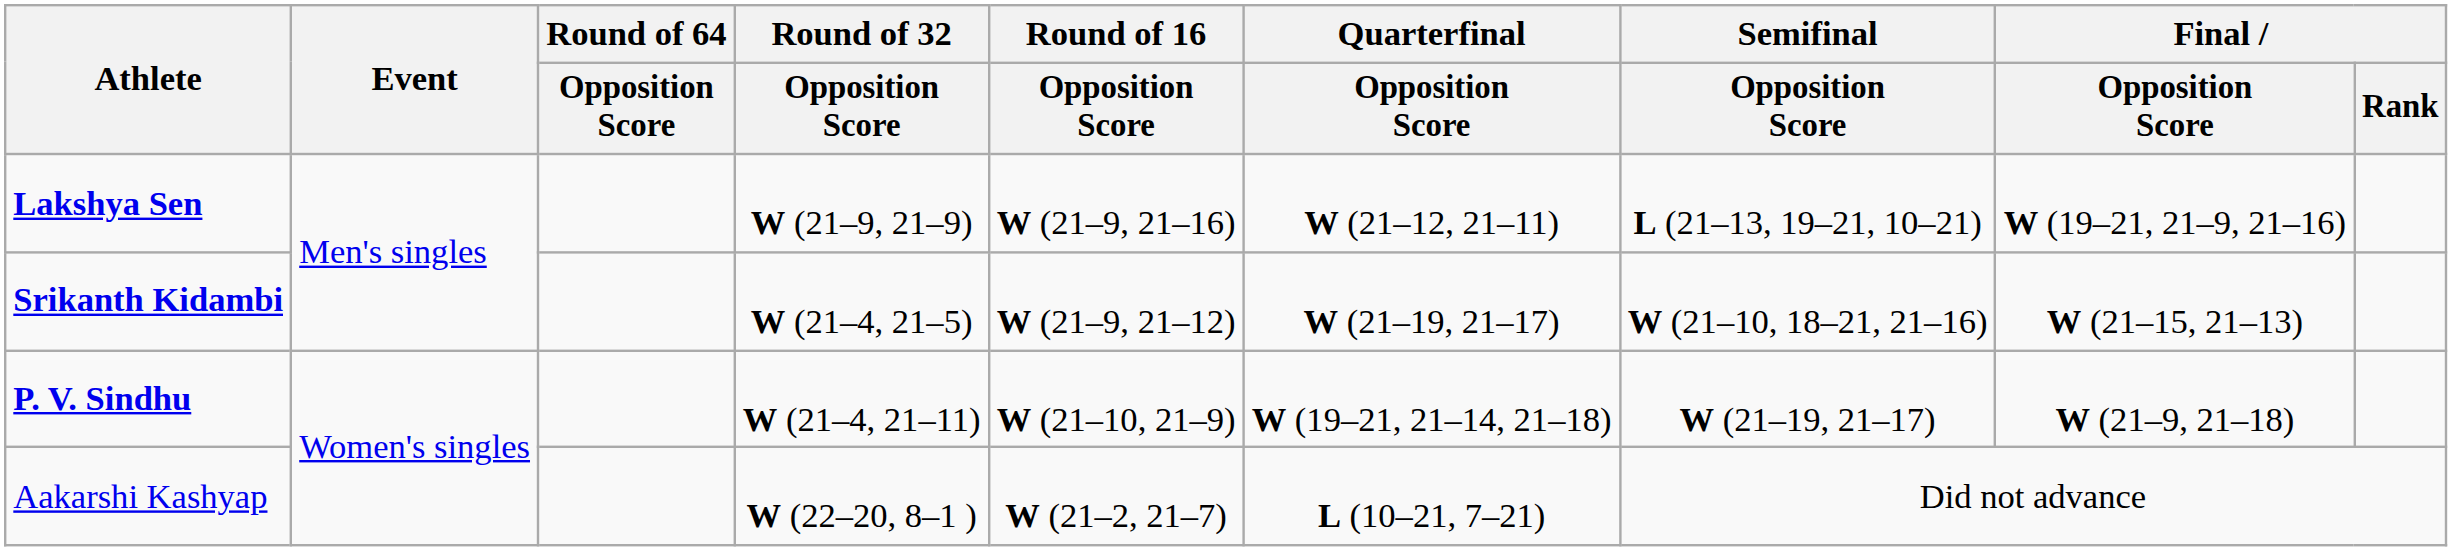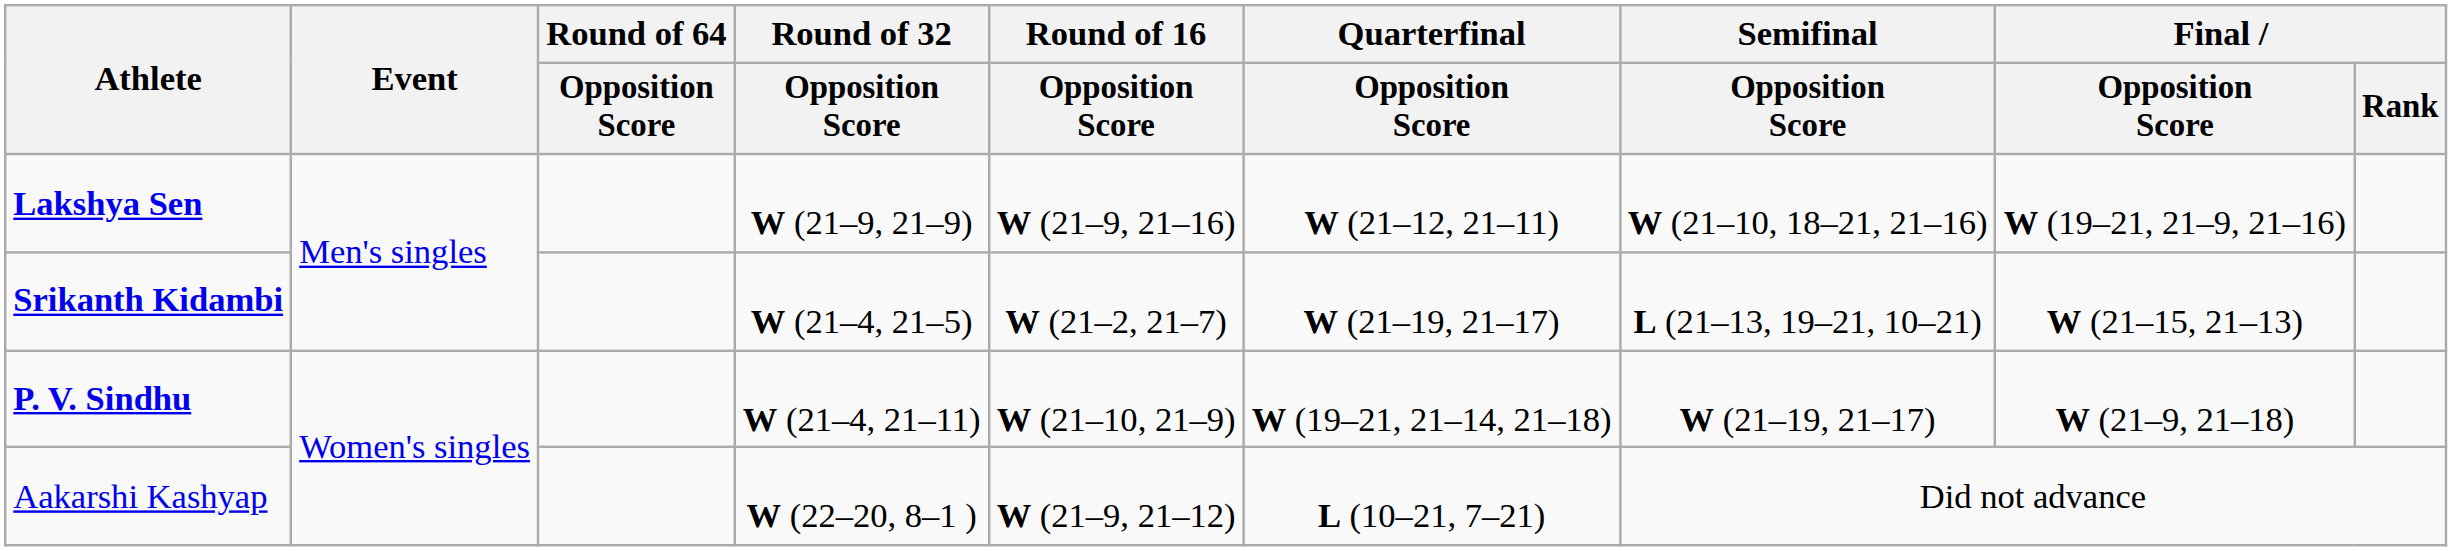(1808, 223) L (21–13, 19–21, 10–21) -> (1808, 223) W (21–10, 18–21, 21–16)
(1116, 321) W (21–9, 21–12) -> (1116, 321) W (21–2, 21–7)
(1808, 321) W (21–10, 18–21, 21–16) -> (1808, 321) L (21–13, 19–21, 10–21)
(1116, 516) W (21–2, 21–7) -> (1116, 516) W (21–9, 21–12)
